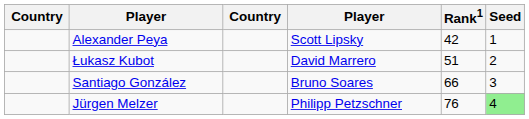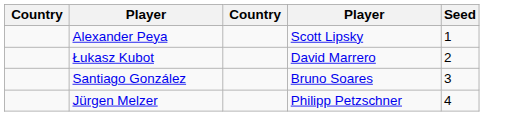- column: (463, 16)
(493, 104) lightgreen background -> (448, 100) no background
